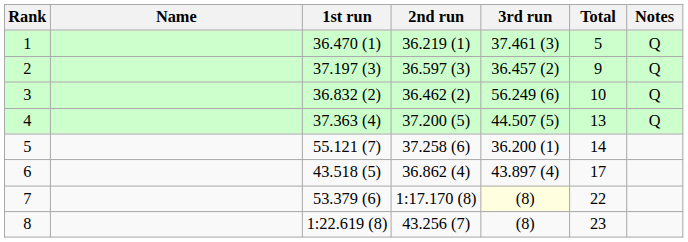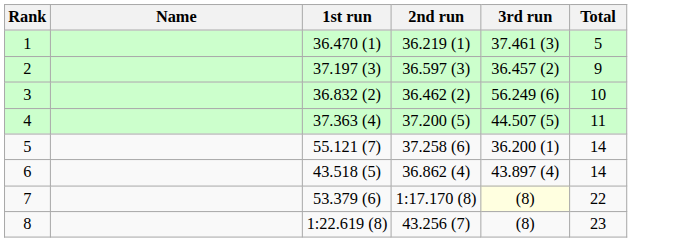- column: (655, 17)
(598, 120) 13 -> (598, 120) 11
(598, 172) 17 -> (598, 172) 14
